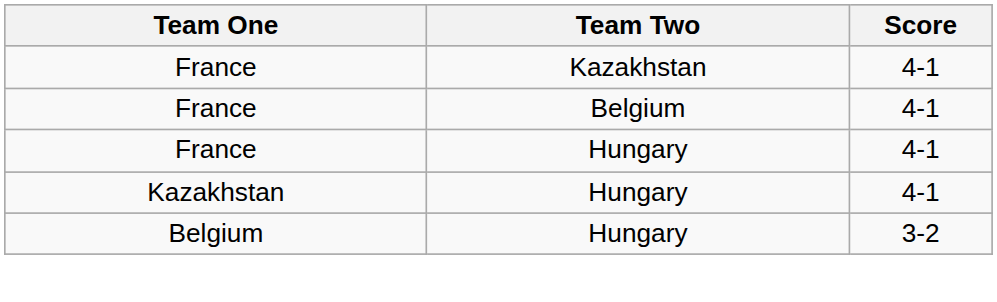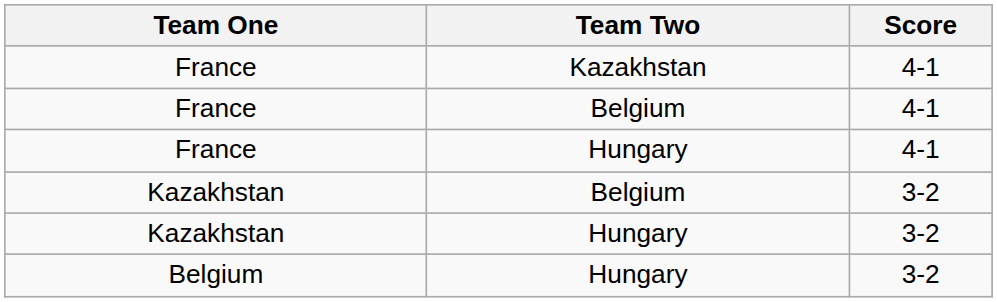+ row: (216, 191)
(921, 191) 4-1 -> (921, 233) 3-2
